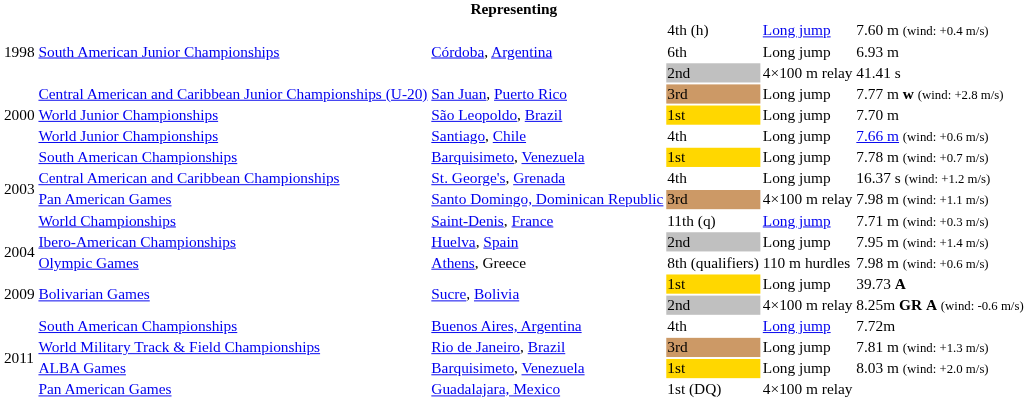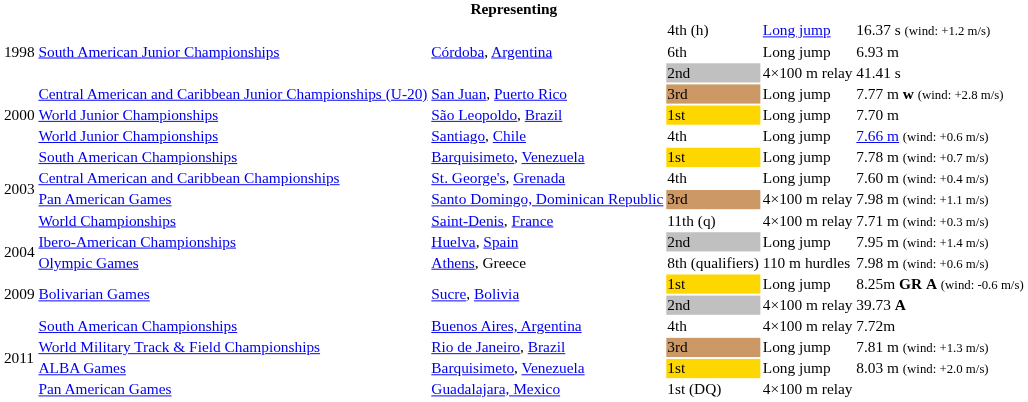(922, 30) 7.60 m (wind: +0.4 m/s) -> (923, 30) 16.37 s (wind: +1.2 m/s)
(923, 178) 16.37 s (wind: +1.2 m/s) -> (922, 178) 7.60 m (wind: +0.4 m/s)
(797, 220) Long jump -> (808, 220) 4×100 m relay
(881, 284) 39.73 A -> (940, 284) 8.25m GR A (wind: -0.6 m/s)
(940, 305) 8.25m GR A (wind: -0.6 m/s) -> (881, 305) 39.73 A
(797, 326) Long jump -> (808, 326) 4×100 m relay
